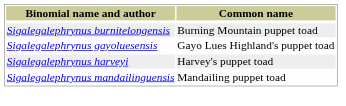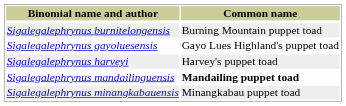(231, 77) normal -> (240, 77) bold
+ row: (93, 92)
